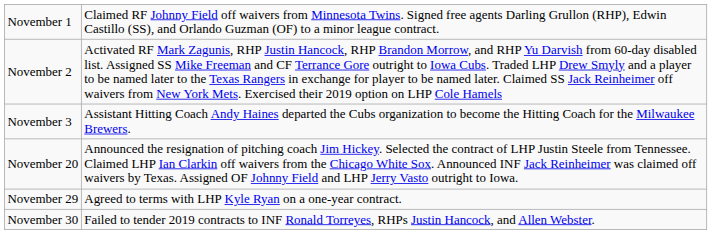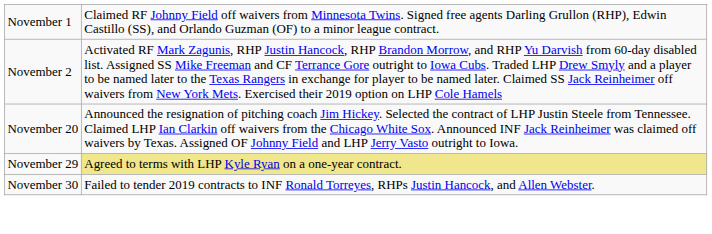- row: (40, 121)
(243, 199) no background -> (243, 163) khaki background
